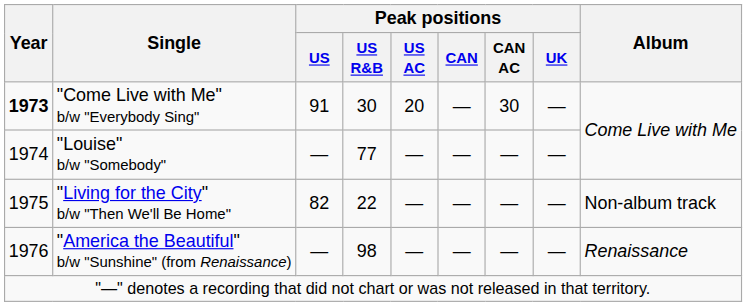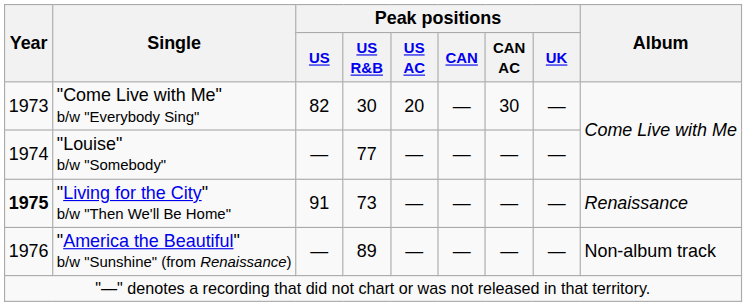(29, 105) bold -> (29, 105) normal
(319, 105) 91 -> (319, 105) 82
(29, 202) normal -> (29, 202) bold
(319, 202) 82 -> (319, 202) 91
(367, 202) 22 -> (367, 202) 73
(650, 202) Non-album track -> (636, 202) Renaissance
(367, 251) 98 -> (367, 251) 89
(636, 251) Renaissance -> (650, 251) Non-album track
